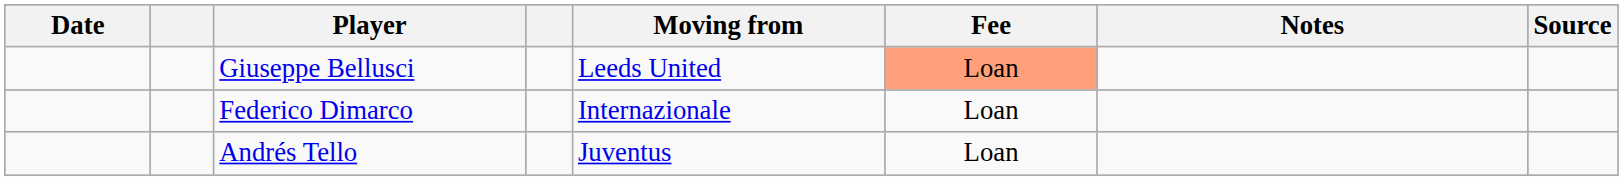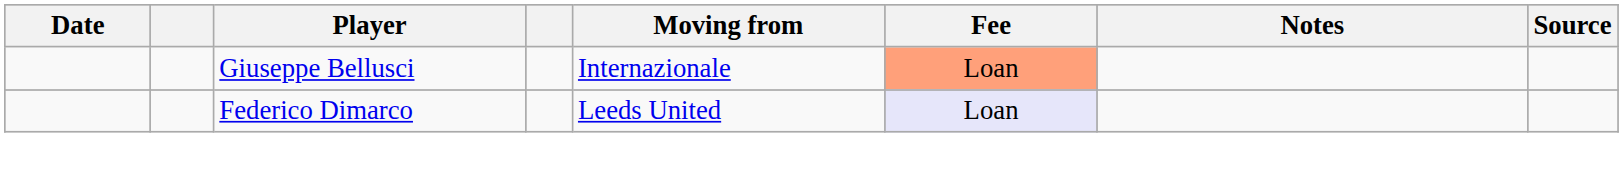(650, 68) Leeds United -> (654, 68) Internazionale
(654, 110) Internazionale -> (650, 110) Leeds United
(991, 110) no background -> (991, 110) lavender background
- row: (288, 152)
